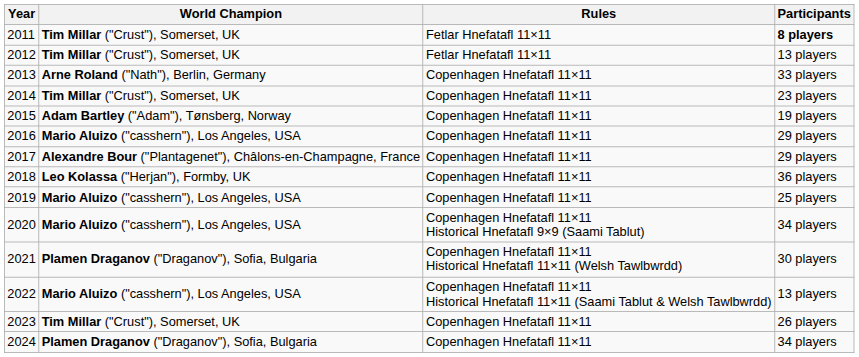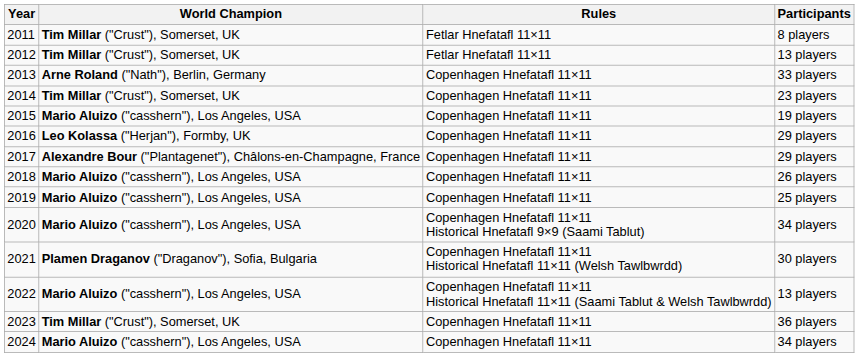(805, 34) bold -> (803, 34) normal
(166, 116) Adam Bartley ("Adam"), Tønsberg, Norway -> (171, 116) Mario Aluizo ("casshern"), Los Angeles, USA
(171, 136) Mario Aluizo ("casshern"), Los Angeles, USA -> (146, 136) Leo Kolassa ("Herjan"), Formby, UK
(146, 177) Leo Kolassa ("Herjan"), Formby, UK -> (171, 177) Mario Aluizo ("casshern"), Los Angeles, USA
(807, 177) 36 players -> (807, 177) 26 players
(807, 321) 26 players -> (807, 321) 36 players
(179, 342) Plamen Draganov ("Draganov"), Sofia, Bulgaria -> (171, 342) Mario Aluizo ("casshern"), Los Angeles, USA
